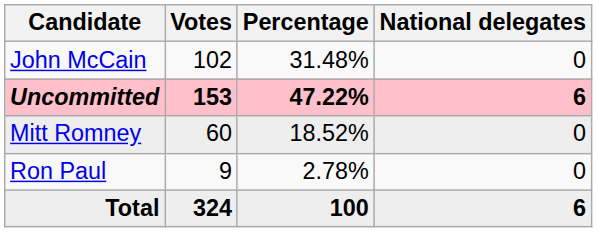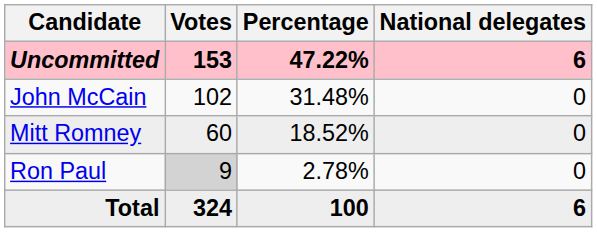rows swapped: (85, 97) <-> (78, 60)
(226, 171) no background -> (226, 171) lightgrey background
